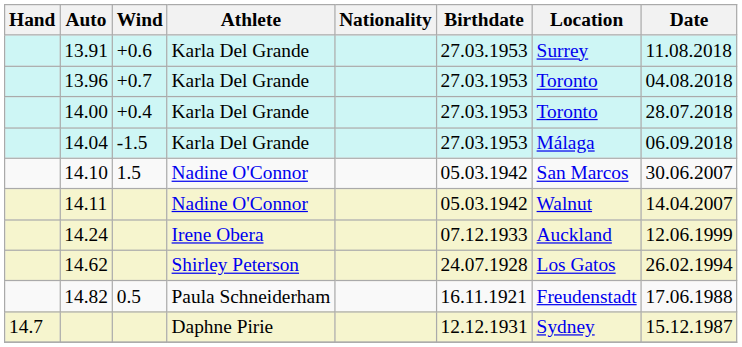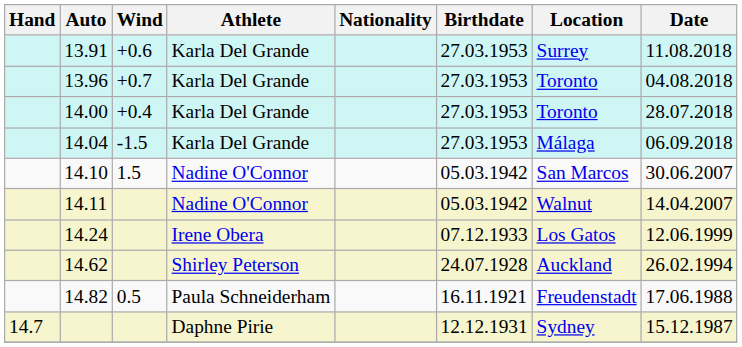(574, 234) Auckland -> (576, 234) Los Gatos
(576, 265) Los Gatos -> (574, 265) Auckland
